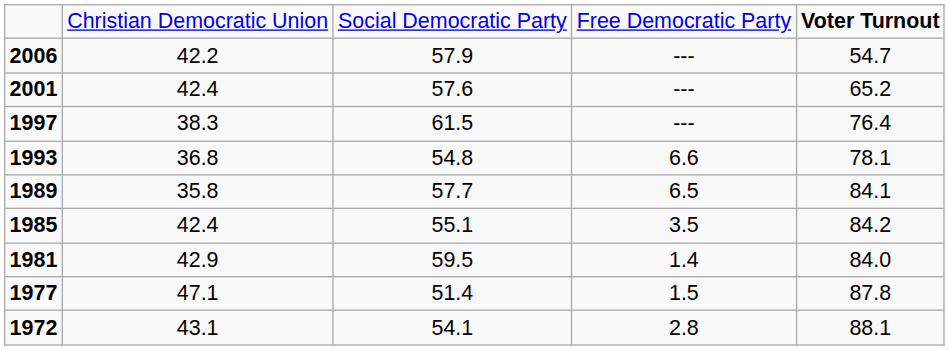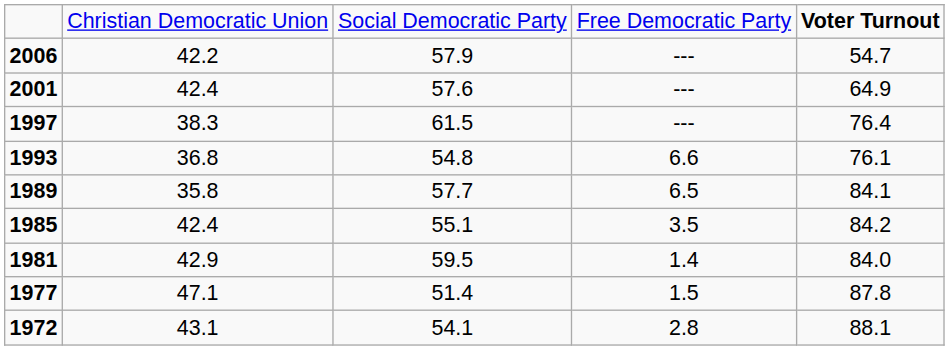(870, 89) 65.2 -> (870, 89) 64.9
(870, 157) 78.1 -> (870, 157) 76.1
